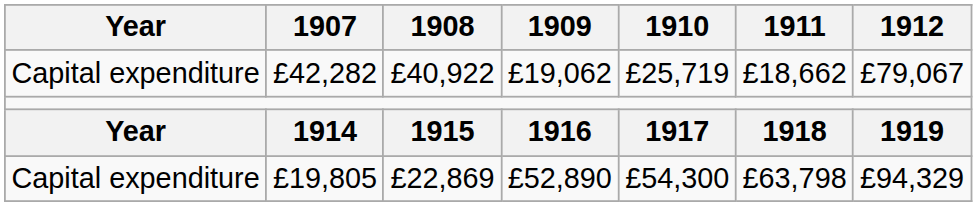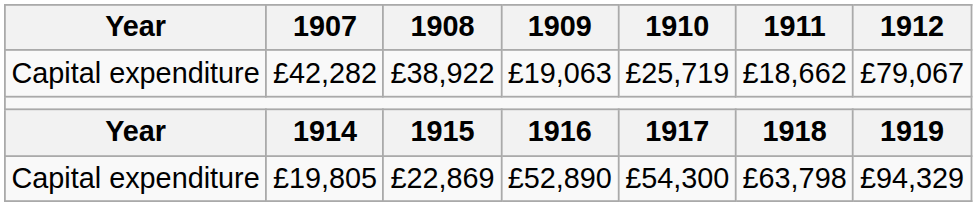(442, 73) £40,922 -> (442, 73) £38,922
(560, 73) £19,062 -> (560, 73) £19,063
